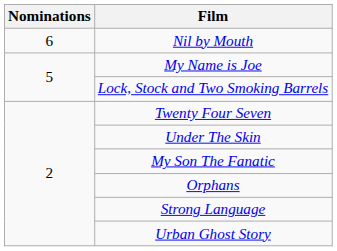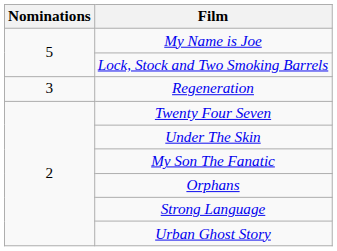- row: (213, 40)
+ row: (213, 88)
